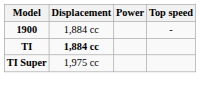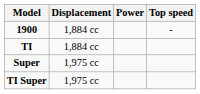(81, 46) bold -> (81, 46) normal
+ row: (27, 63)
